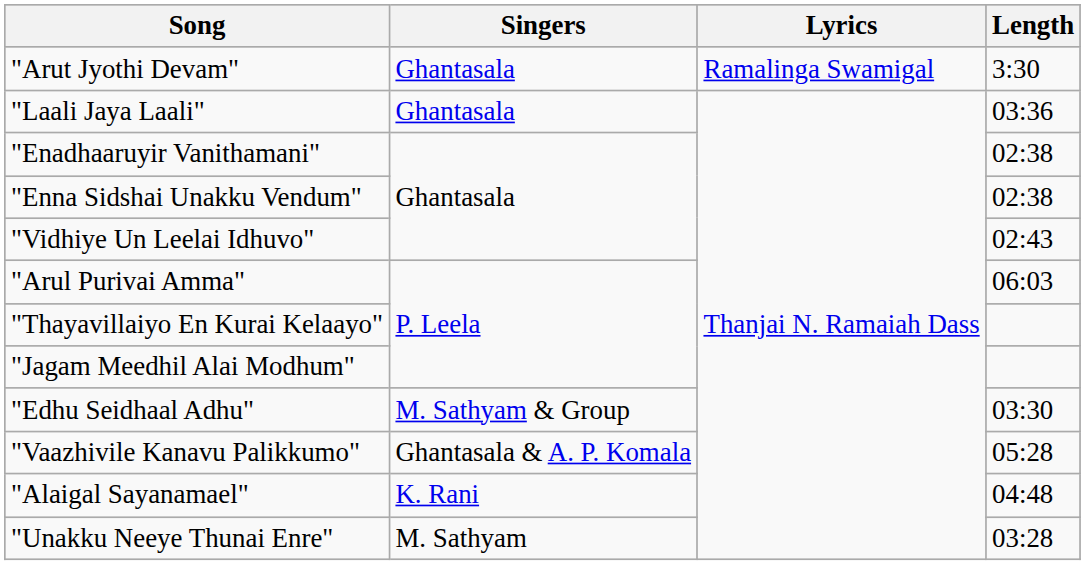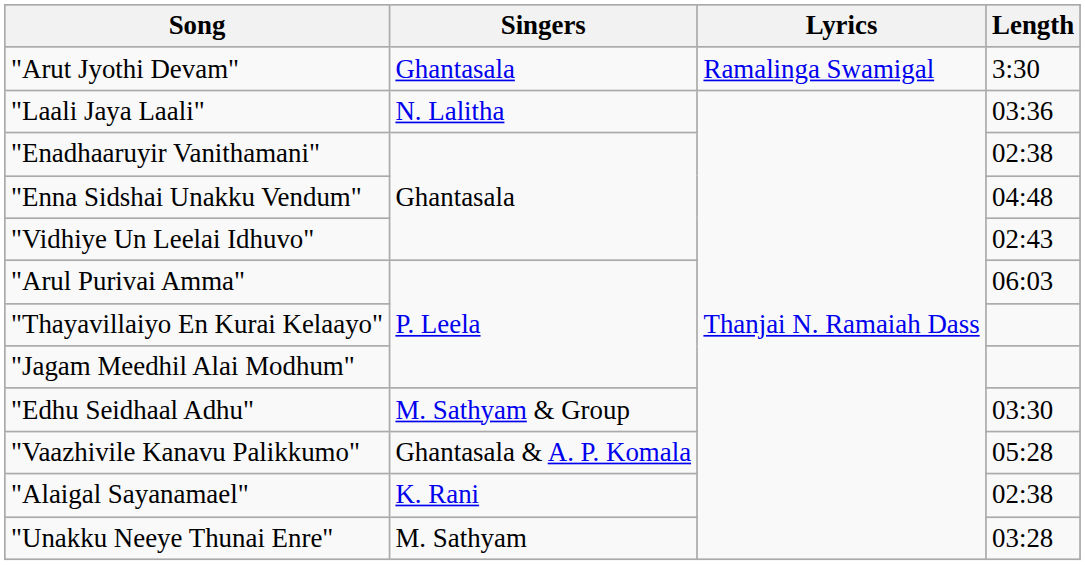(455, 111) Ghantasala -> (450, 111) N. Lalitha
(1023, 196) 02:38 -> (1023, 196) 04:48
(1023, 494) 04:48 -> (1023, 494) 02:38
